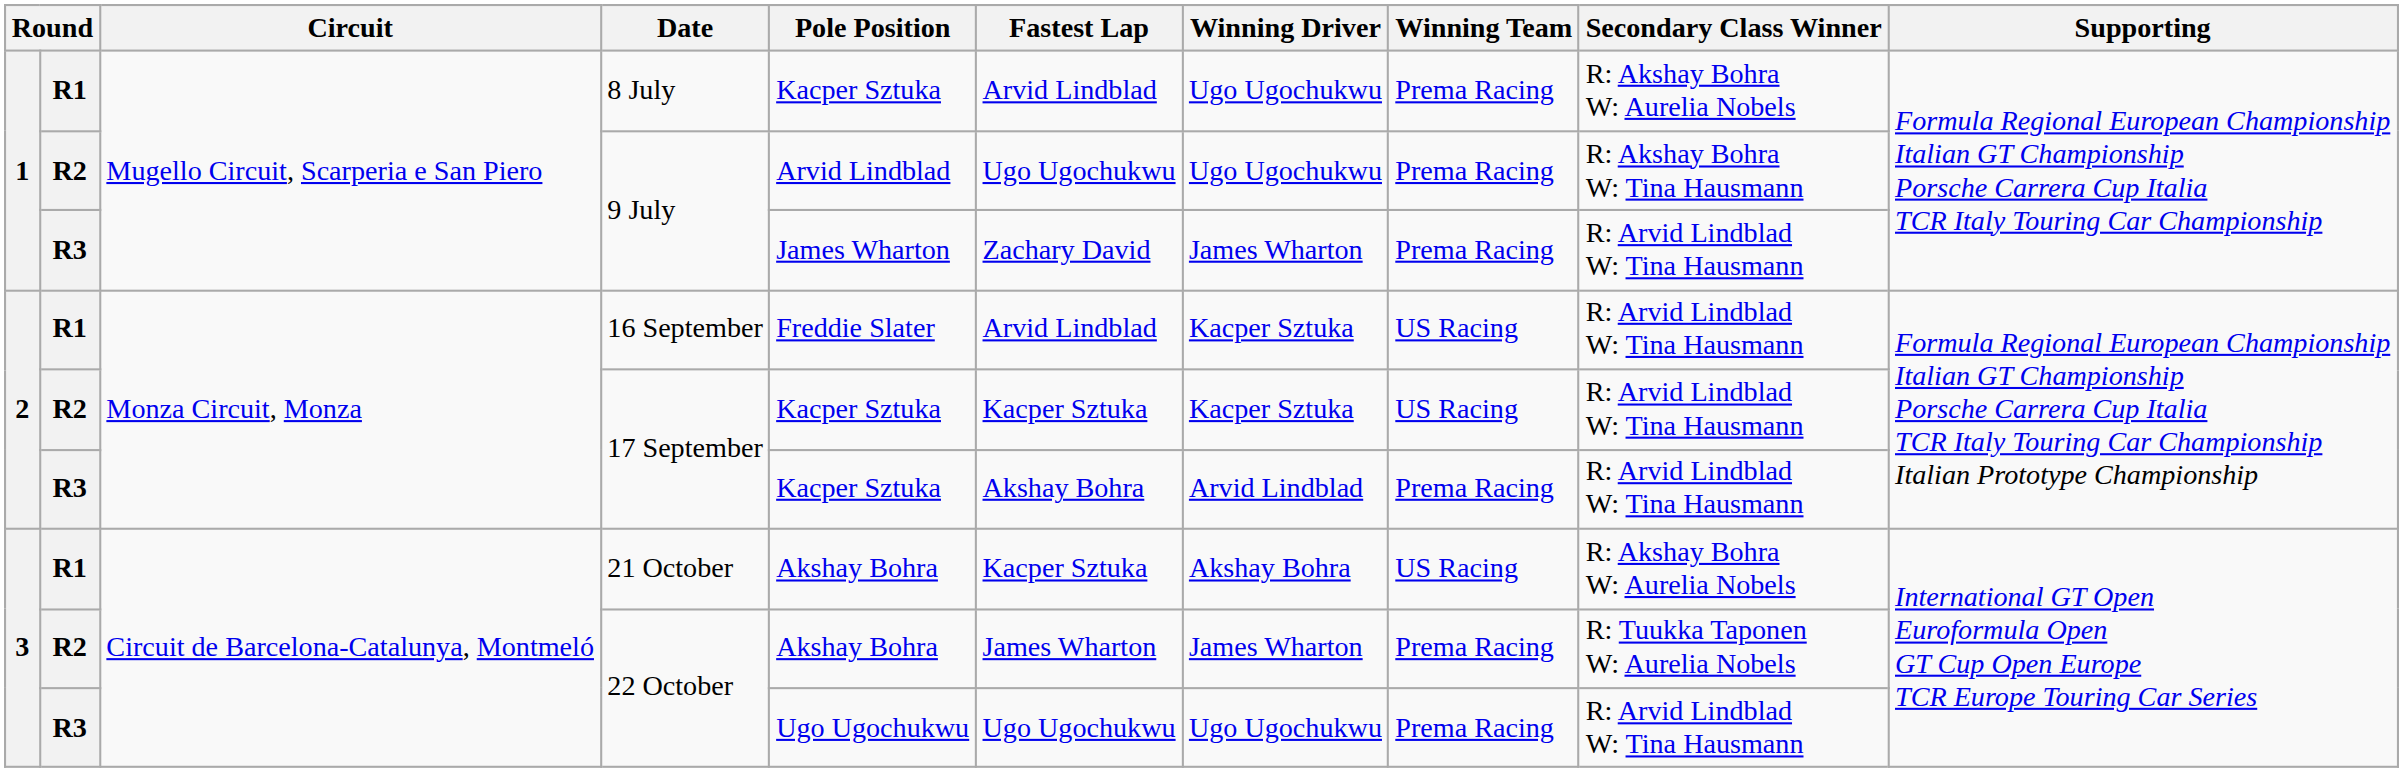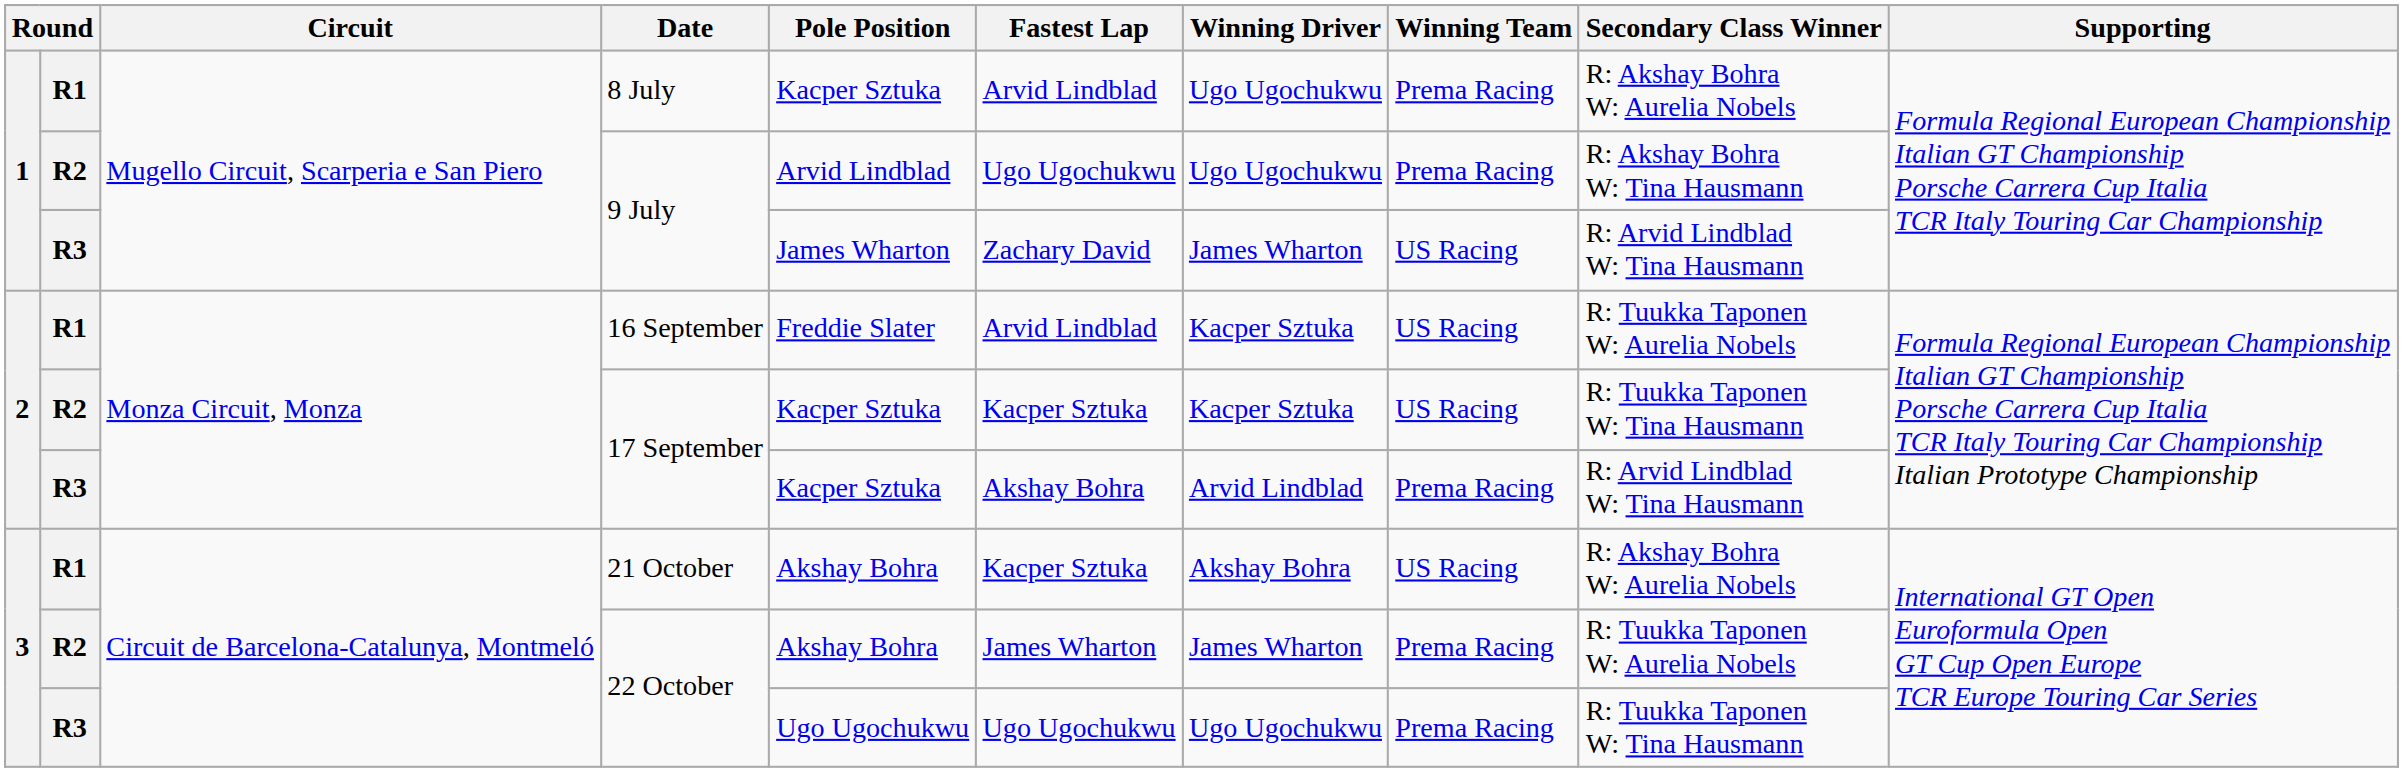(1475, 249) Prema Racing -> (1457, 249) US Racing
(1695, 329) R: Arvid Lindblad W: Tina Hausmann -> (1696, 329) R: Tuukka Taponen W: Aurelia Nobels
(1695, 408) R: Arvid Lindblad W: Tina Hausmann -> (1696, 408) R: Tuukka Taponen W: Tina Hausmann
(1695, 726) R: Arvid Lindblad W: Tina Hausmann -> (1696, 726) R: Tuukka Taponen W: Tina Hausmann
